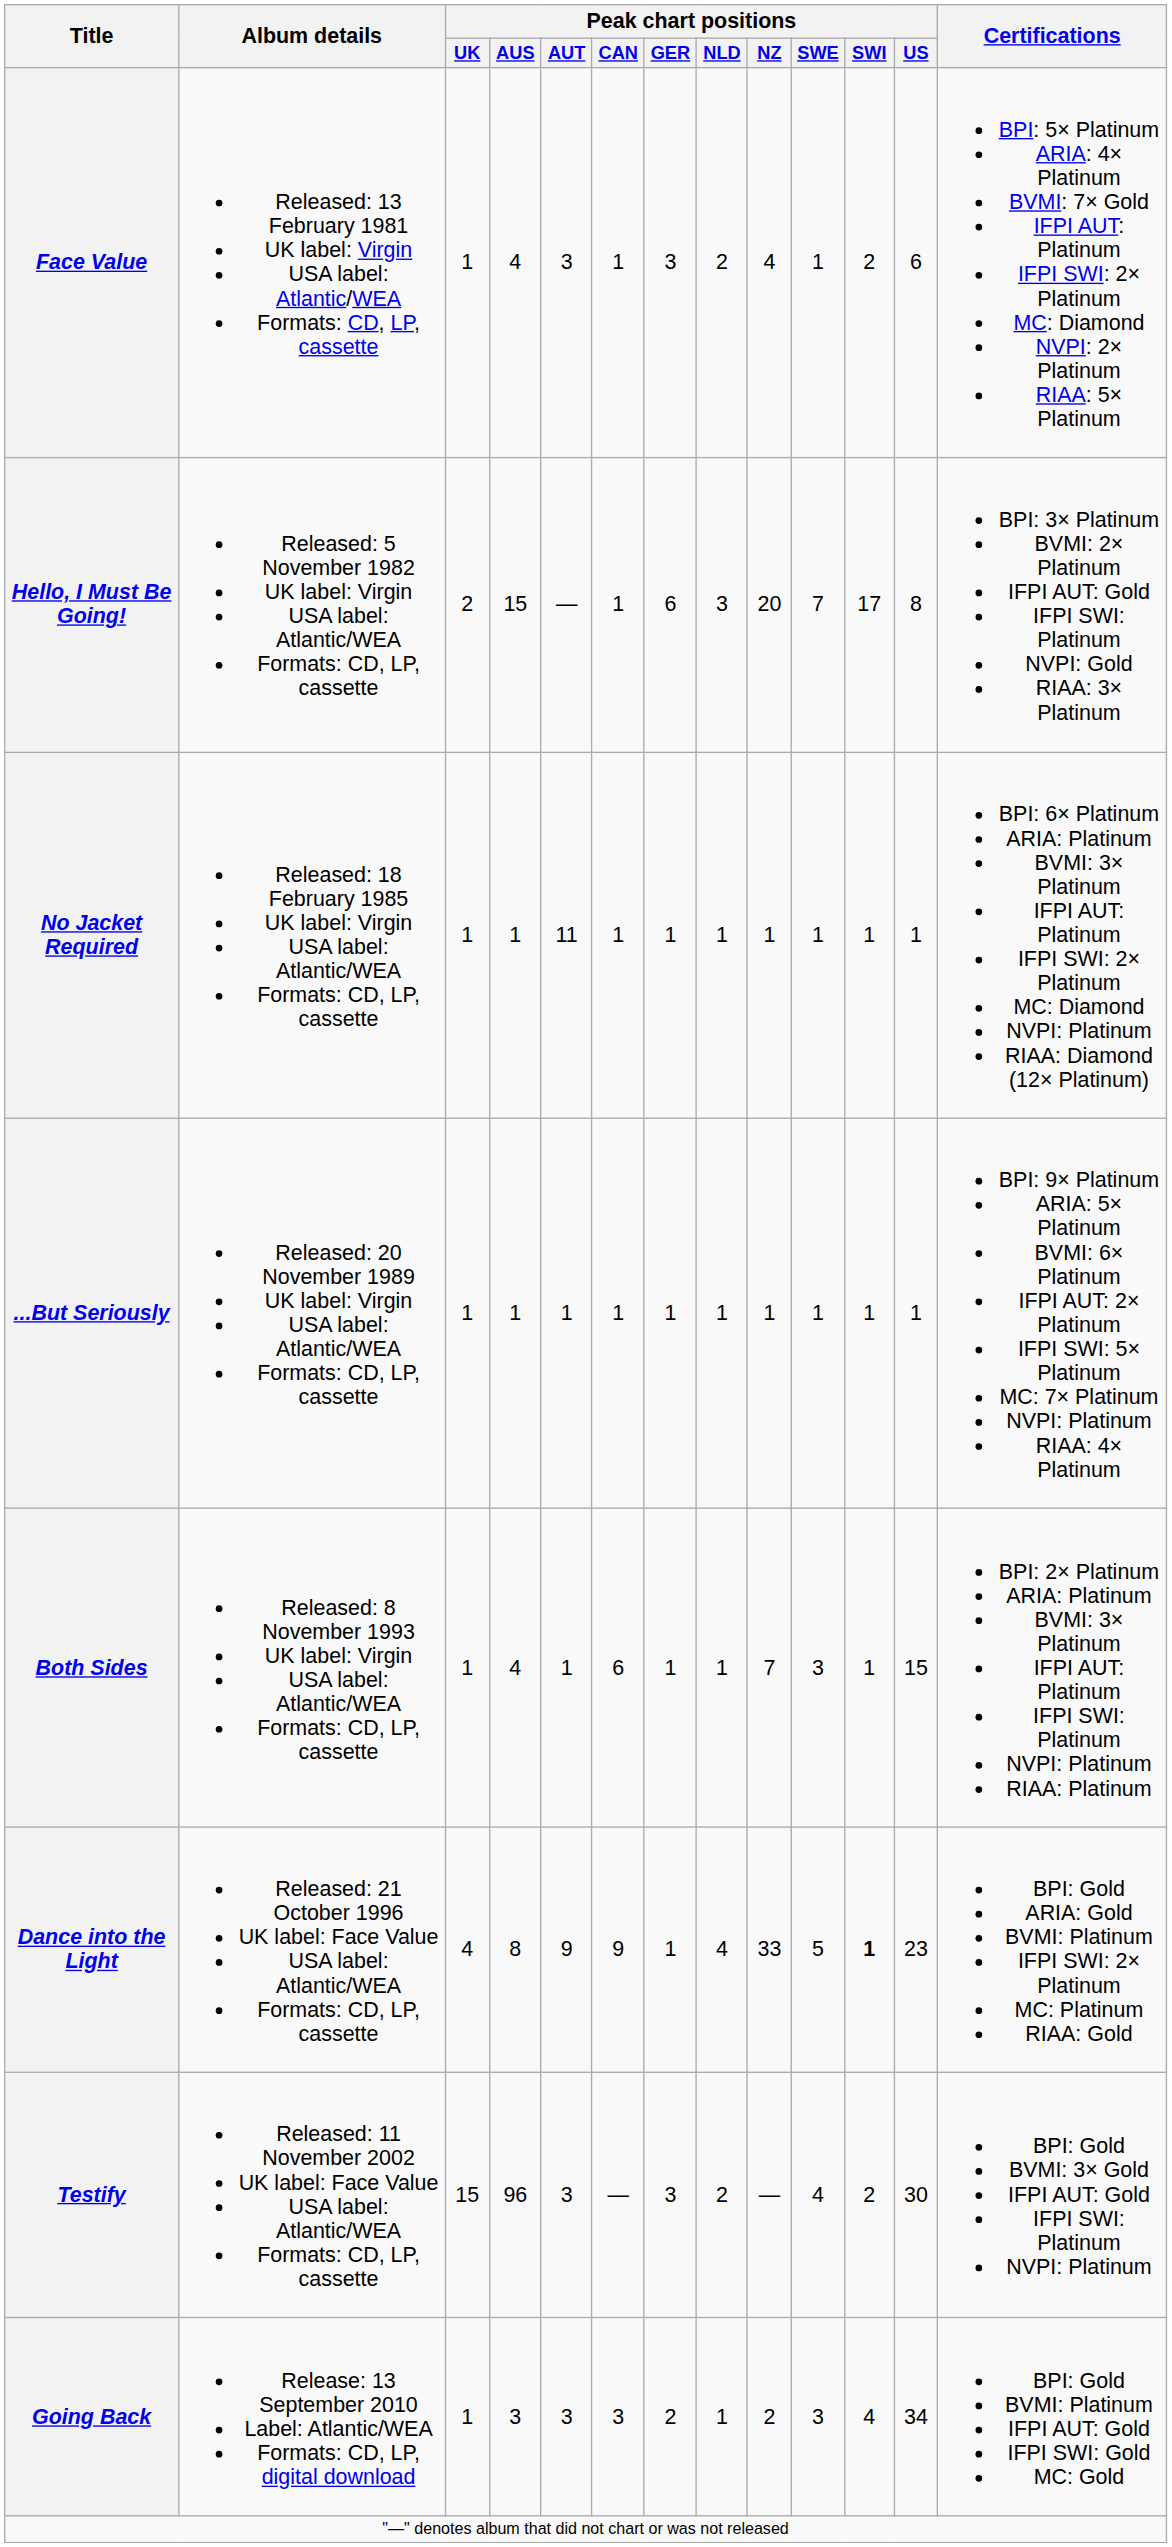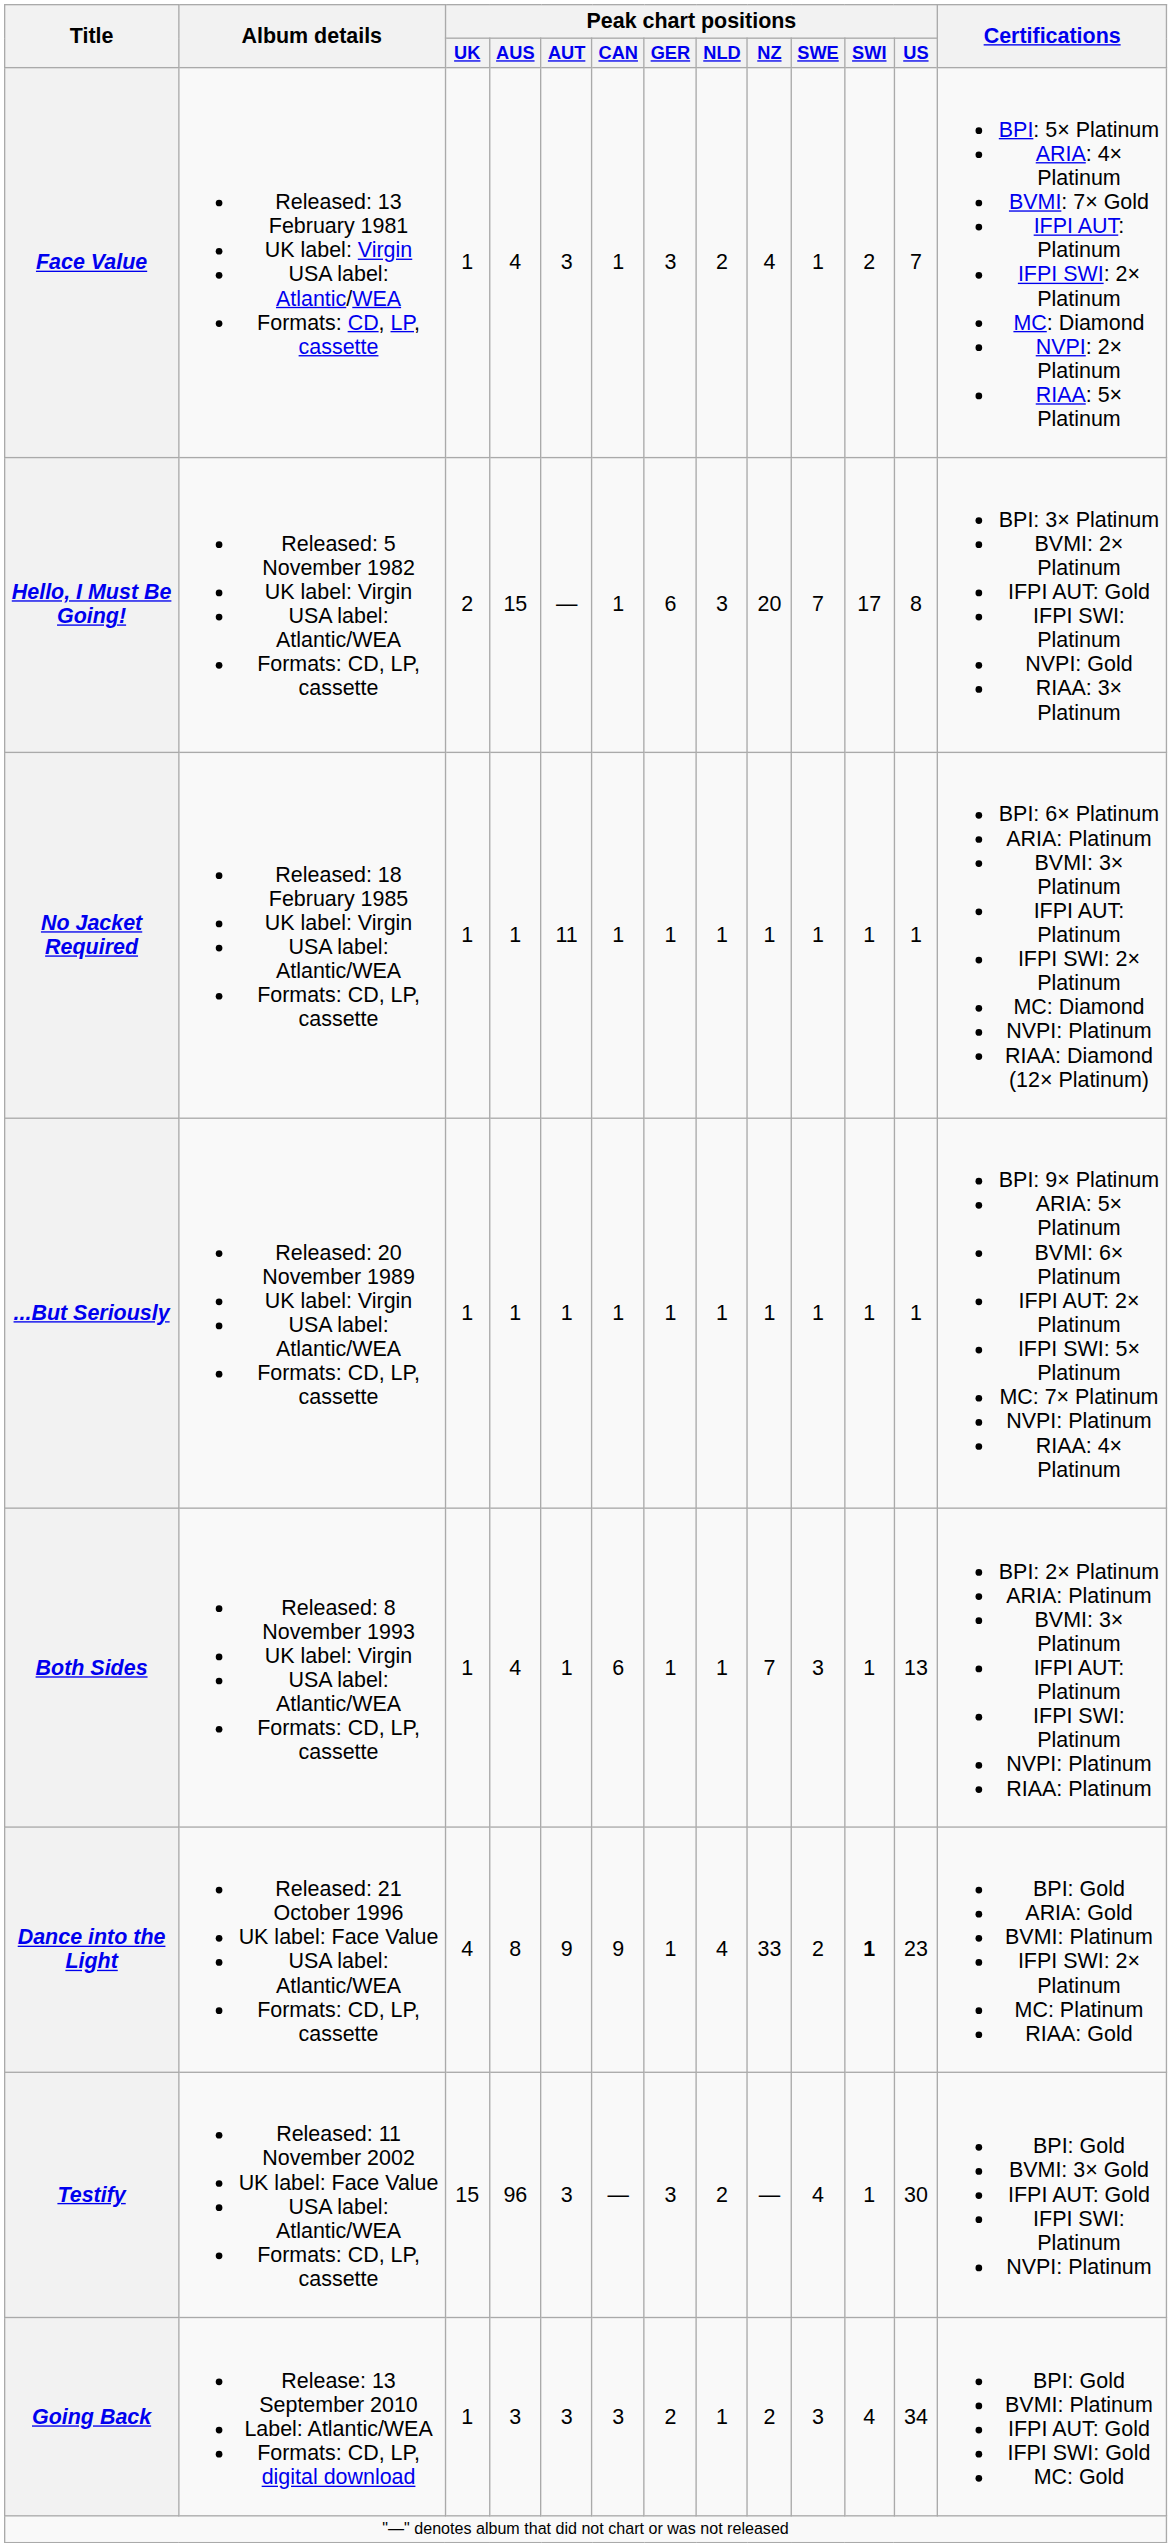(916, 262) 6 -> (916, 262) 7
(916, 1667) 15 -> (916, 1667) 13
(818, 1949) 5 -> (818, 1949) 2
(869, 2195) 2 -> (869, 2195) 1
